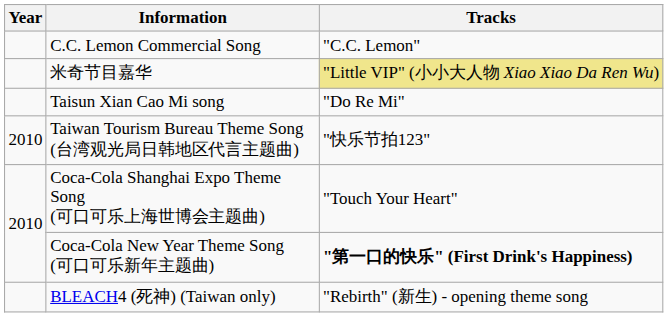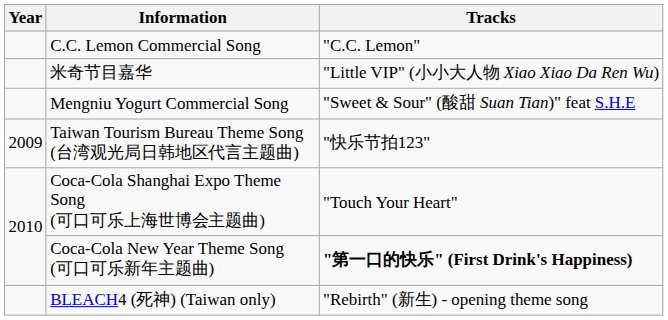(491, 72) khaki background -> (491, 72) no background
+ row: (169, 103)
- row: (137, 101)
(25, 139) 2010 -> (25, 143) 2009
